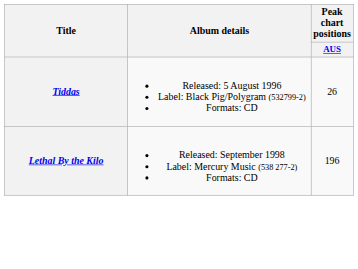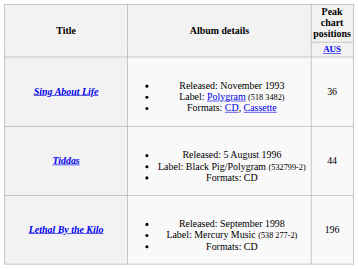+ row: (66, 91)
(332, 91) 26 -> (332, 160) 44
